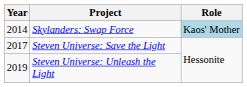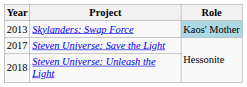(17, 29) 2014 -> (17, 29) 2013
(17, 68) 2019 -> (17, 68) 2018
